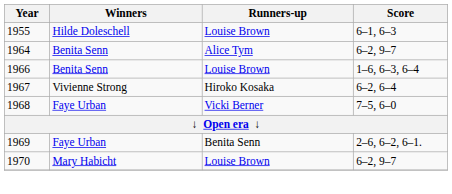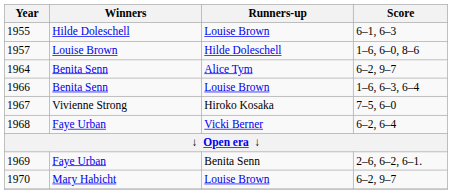+ row: (18, 50)
(376, 87) 6–2, 6–4 -> (376, 105) 7–5, 6–0
(376, 105) 7–5, 6–0 -> (376, 123) 6–2, 6–4
